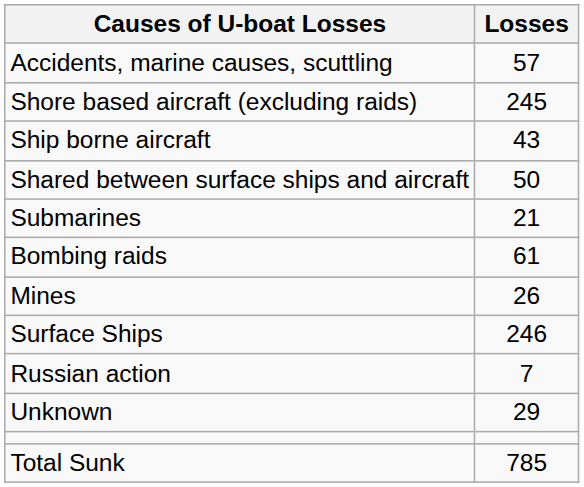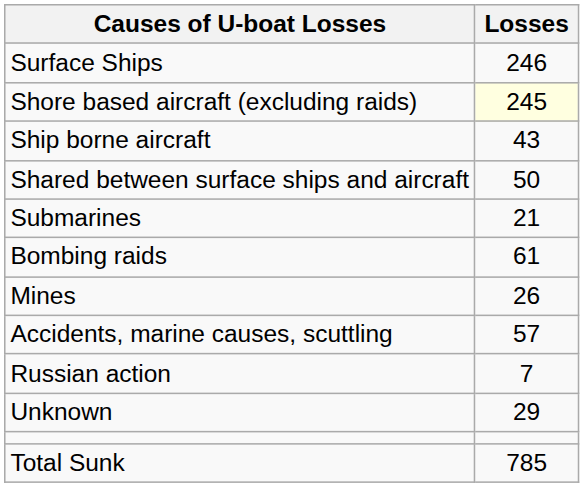rows swapped: (87, 334) <-> (202, 62)
(527, 101) no background -> (527, 101) lightyellow background
